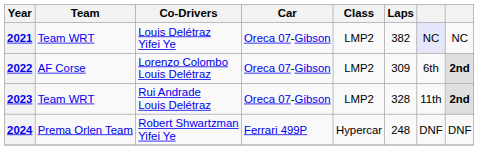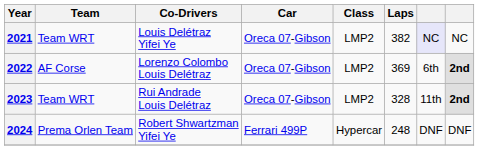(401, 69) 309 -> (401, 69) 369
